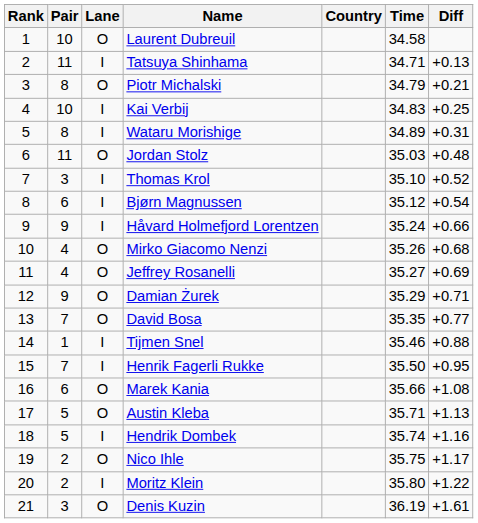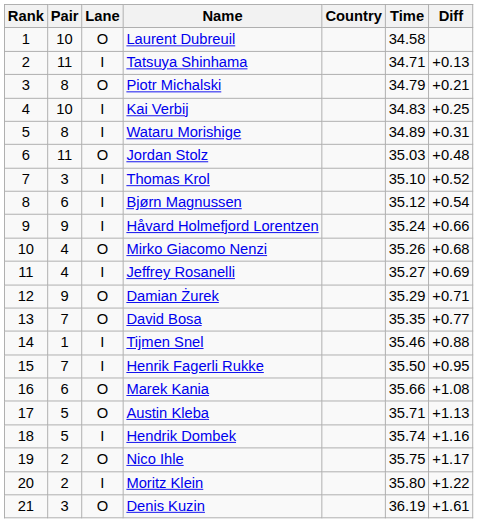(102, 272) O -> (102, 272) I
